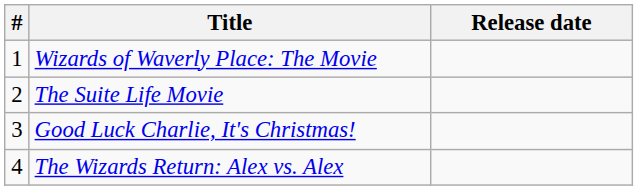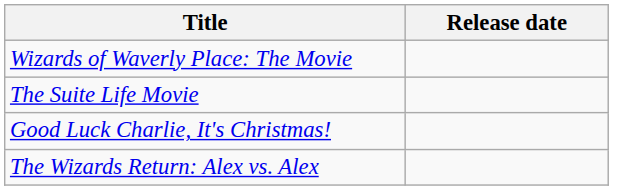- column: (17, 22)
